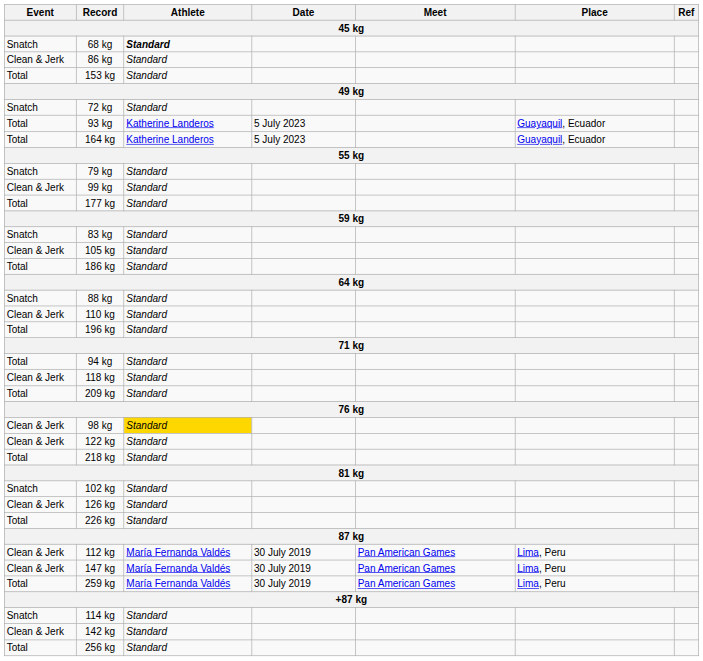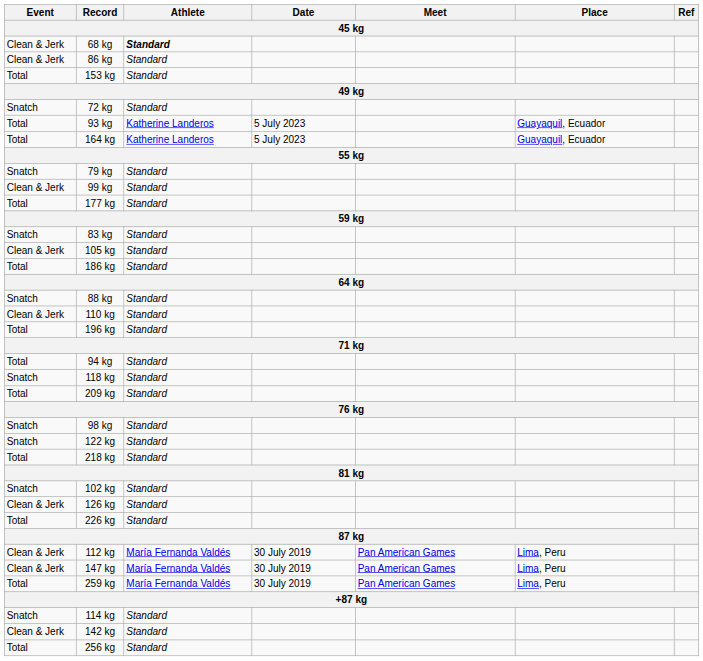(22, 44) Snatch -> (35, 44) Clean & Jerk
(35, 378) Clean & Jerk -> (22, 378) Snatch
(35, 425) Clean & Jerk -> (22, 425) Snatch
(147, 425) gold background -> (147, 425) no background
(35, 441) Clean & Jerk -> (22, 441) Snatch
